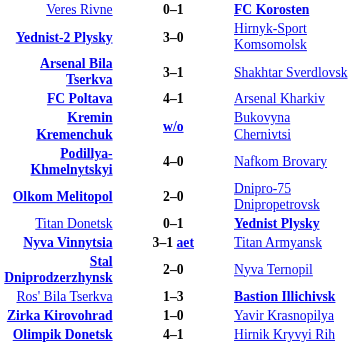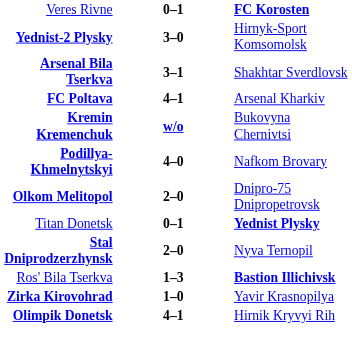- row: (68, 242)
